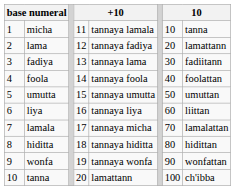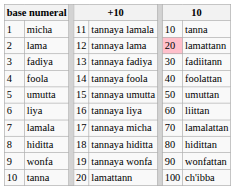(122, 45) tannaya fadiya -> (119, 45) tannaya lama
(170, 45) no background -> (170, 45) pink background
(119, 62) tannaya lama -> (122, 62) tannaya fadiya
